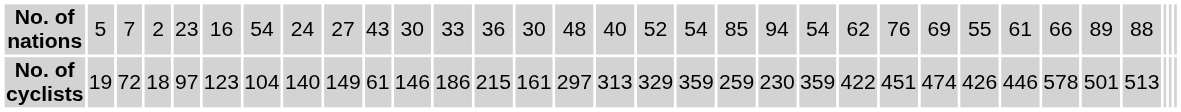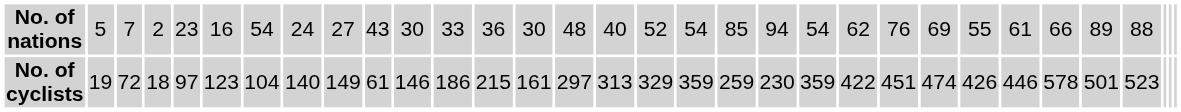(1142, 82) 513 -> (1142, 82) 523
